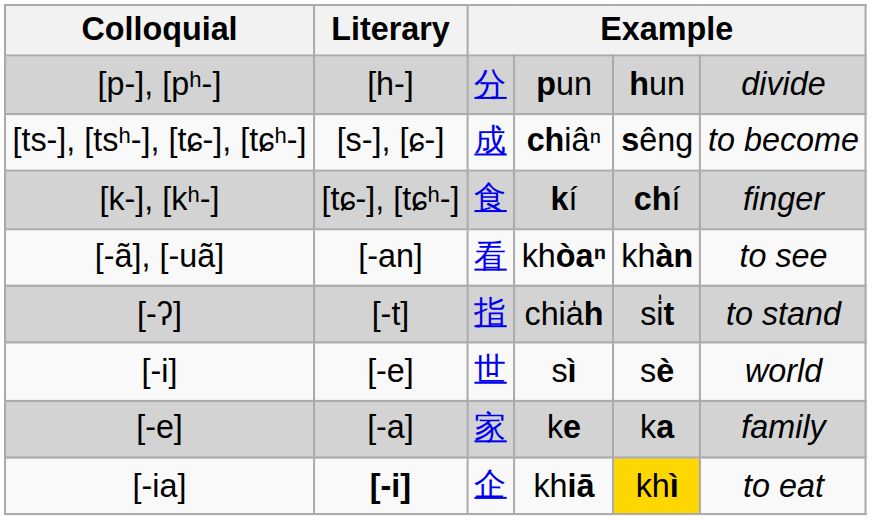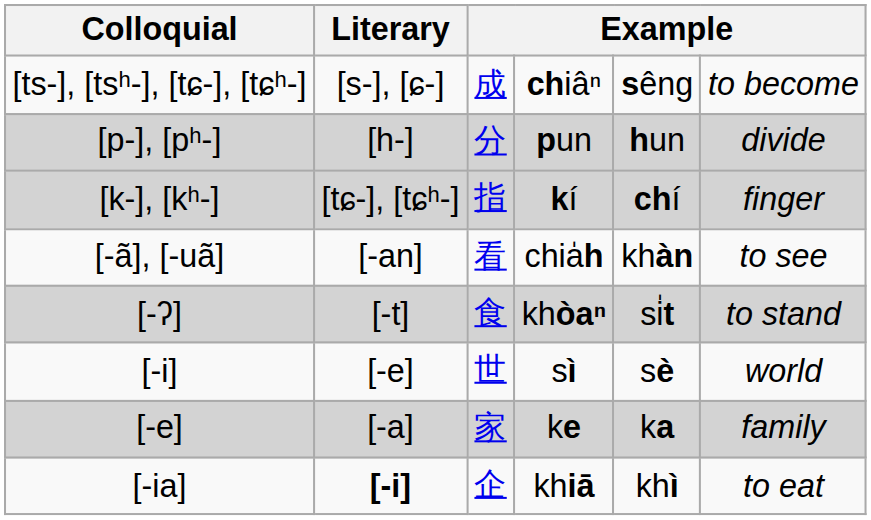rows swapped: (159, 84) <-> (160, 141)
(491, 198) 食 -> (491, 198) 指
(564, 256) khòaⁿ -> (564, 256) chia̍h
(491, 312) 指 -> (491, 312) 食
(564, 313) chia̍h -> (564, 313) khòaⁿ
(657, 485) gold background -> (657, 485) no background
